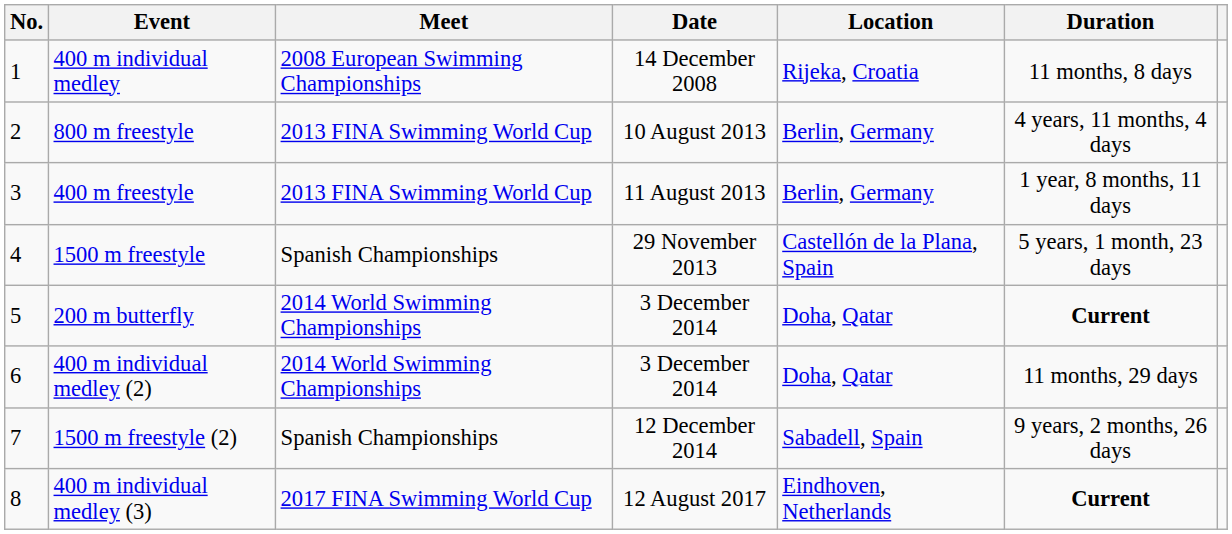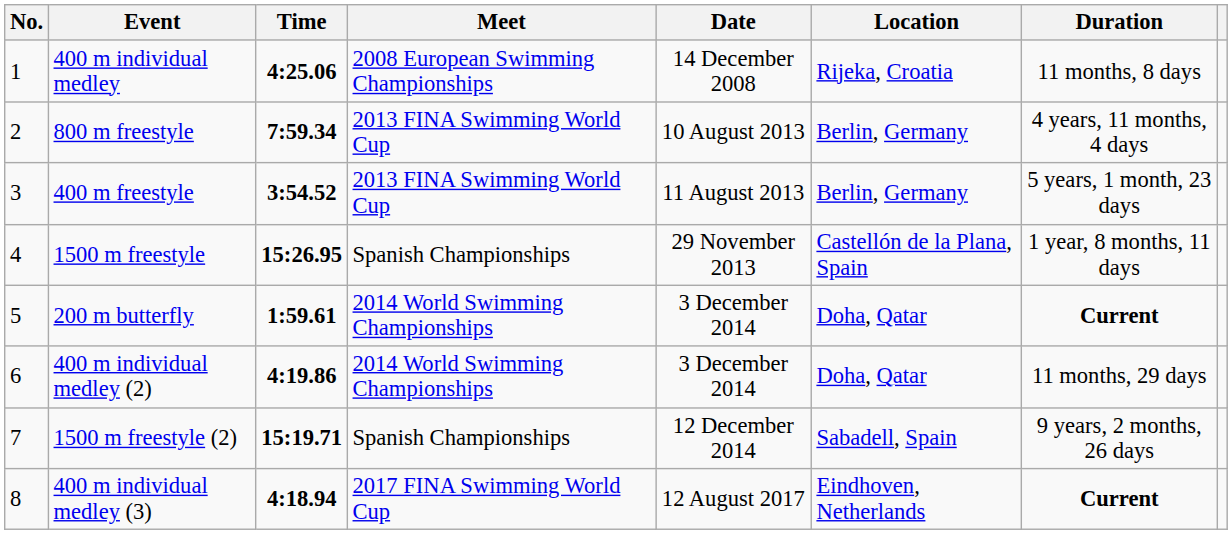+ column: (302, 22)
(1110, 193) 1 year, 8 months, 11 days -> (1119, 193) 5 years, 1 month, 23 days
(1110, 254) 5 years, 1 month, 23 days -> (1119, 254) 1 year, 8 months, 11 days
